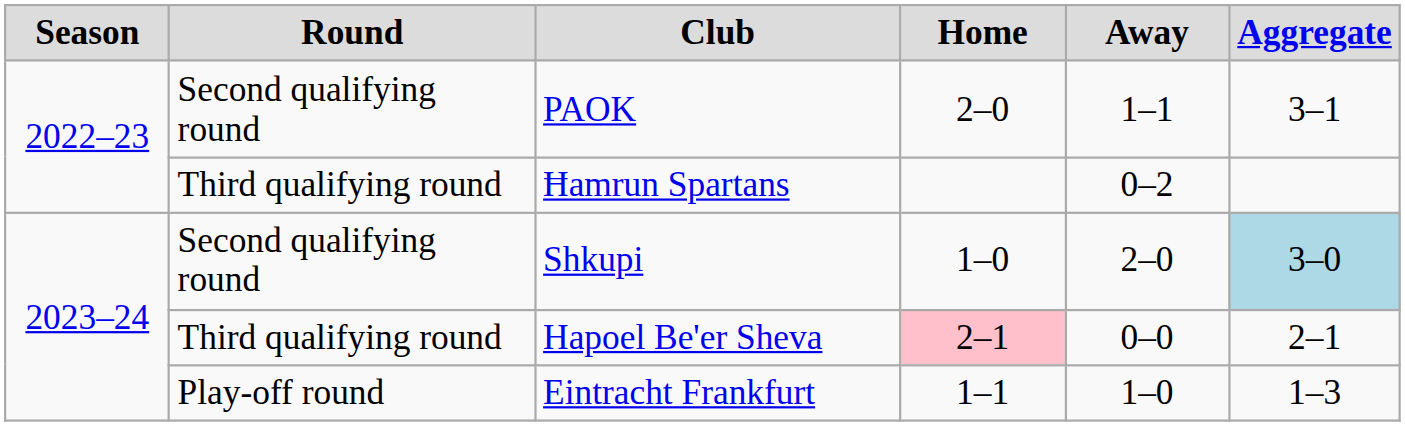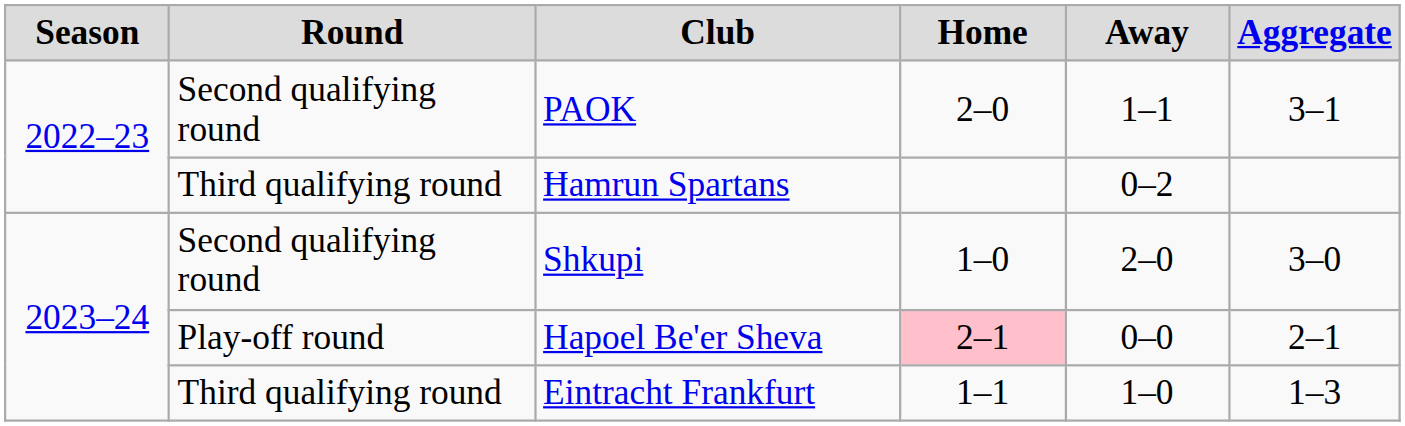(1315, 260) lightblue background -> (1315, 260) no background
(340, 336) Third qualifying round -> (281, 336) Play-off round
(281, 392) Play-off round -> (340, 392) Third qualifying round
